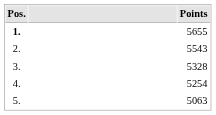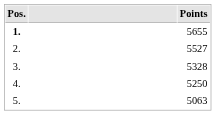(197, 49) 5543 -> (197, 49) 5527
(197, 83) 5254 -> (197, 83) 5250
